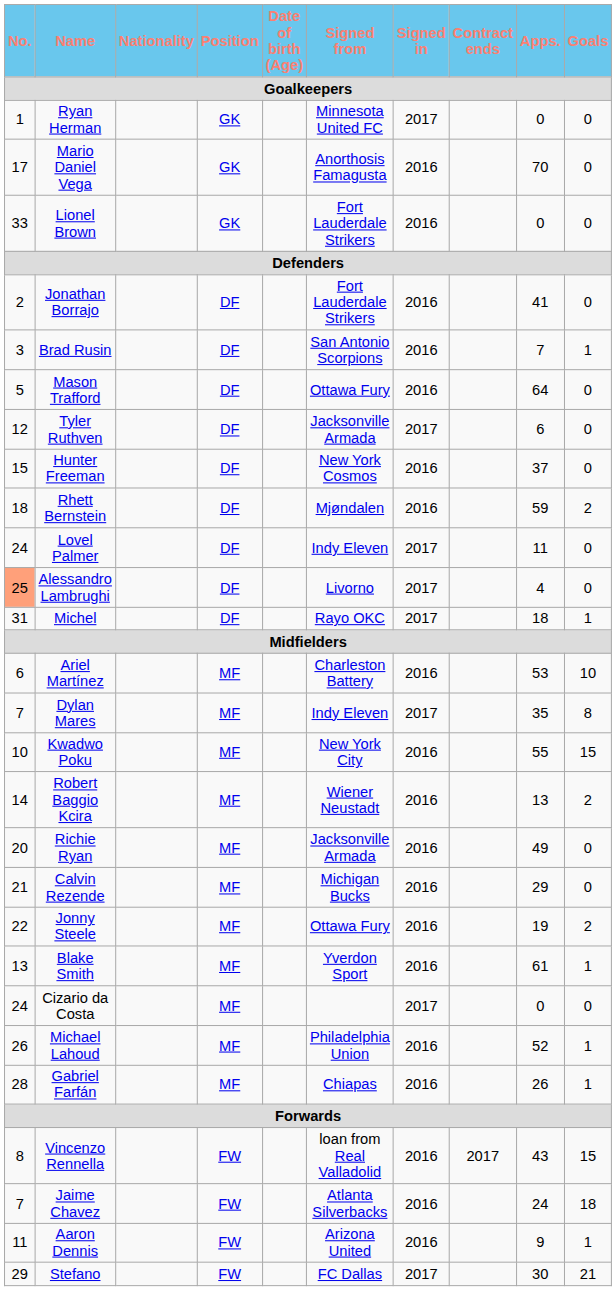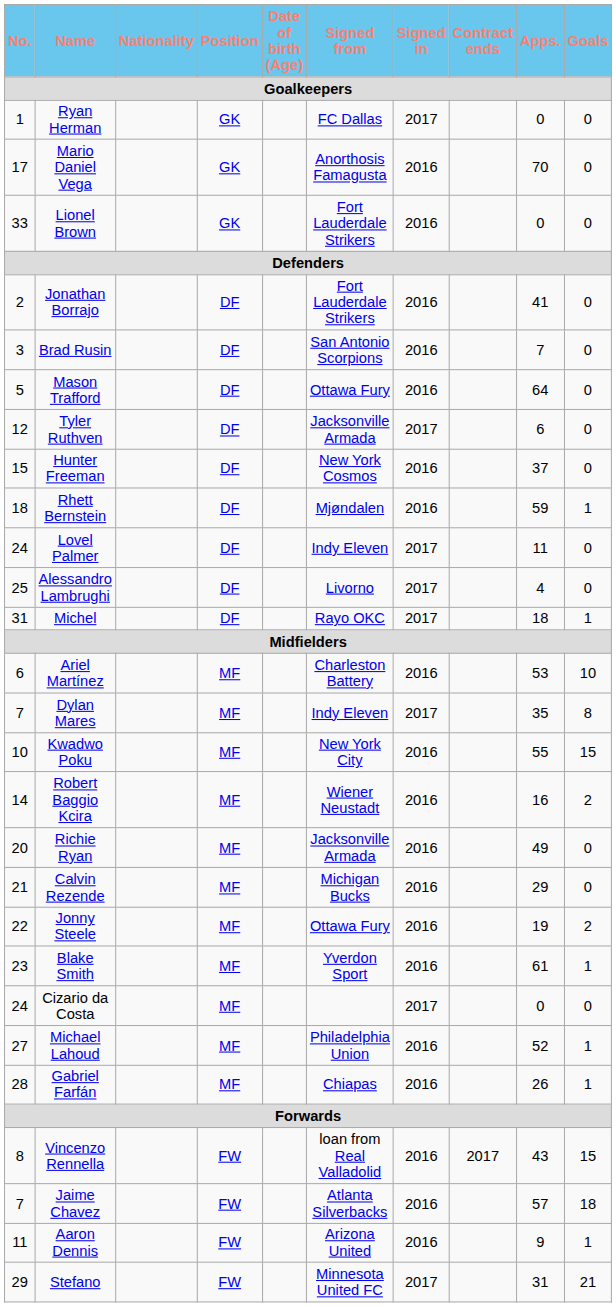(350, 120) Minnesota United FC -> (350, 120) FC Dallas
(588, 350) 1 -> (588, 350) 0
(588, 508) 2 -> (588, 508) 1
(20, 587) lightsalmon background -> (20, 587) no background
(540, 800) 13 -> (540, 800) 16
(20, 966) 13 -> (20, 966) 23
(20, 1045) 26 -> (20, 1045) 27
(540, 1204) 24 -> (540, 1204) 57
(350, 1274) FC Dallas -> (350, 1283) Minnesota United FC
(540, 1274) 30 -> (540, 1283) 31
